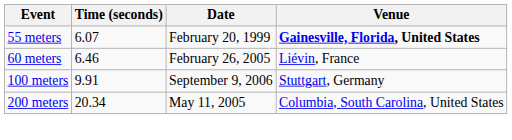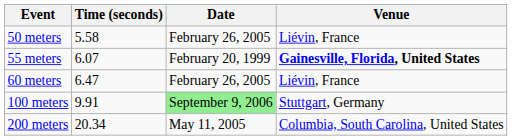+ row: (35, 37)
(87, 59) 6.46 -> (87, 80) 6.47
(221, 80) no background -> (221, 102) lightgreen background
